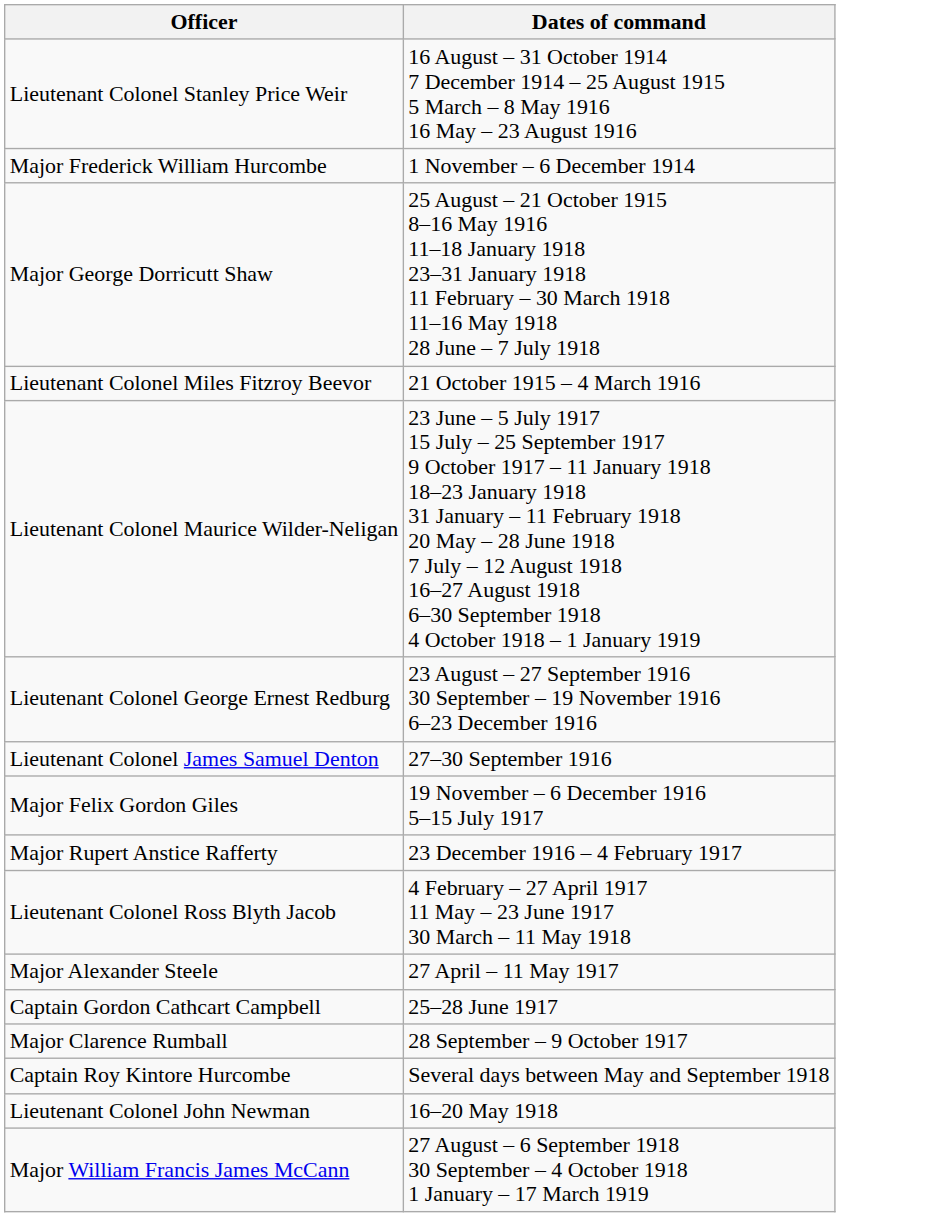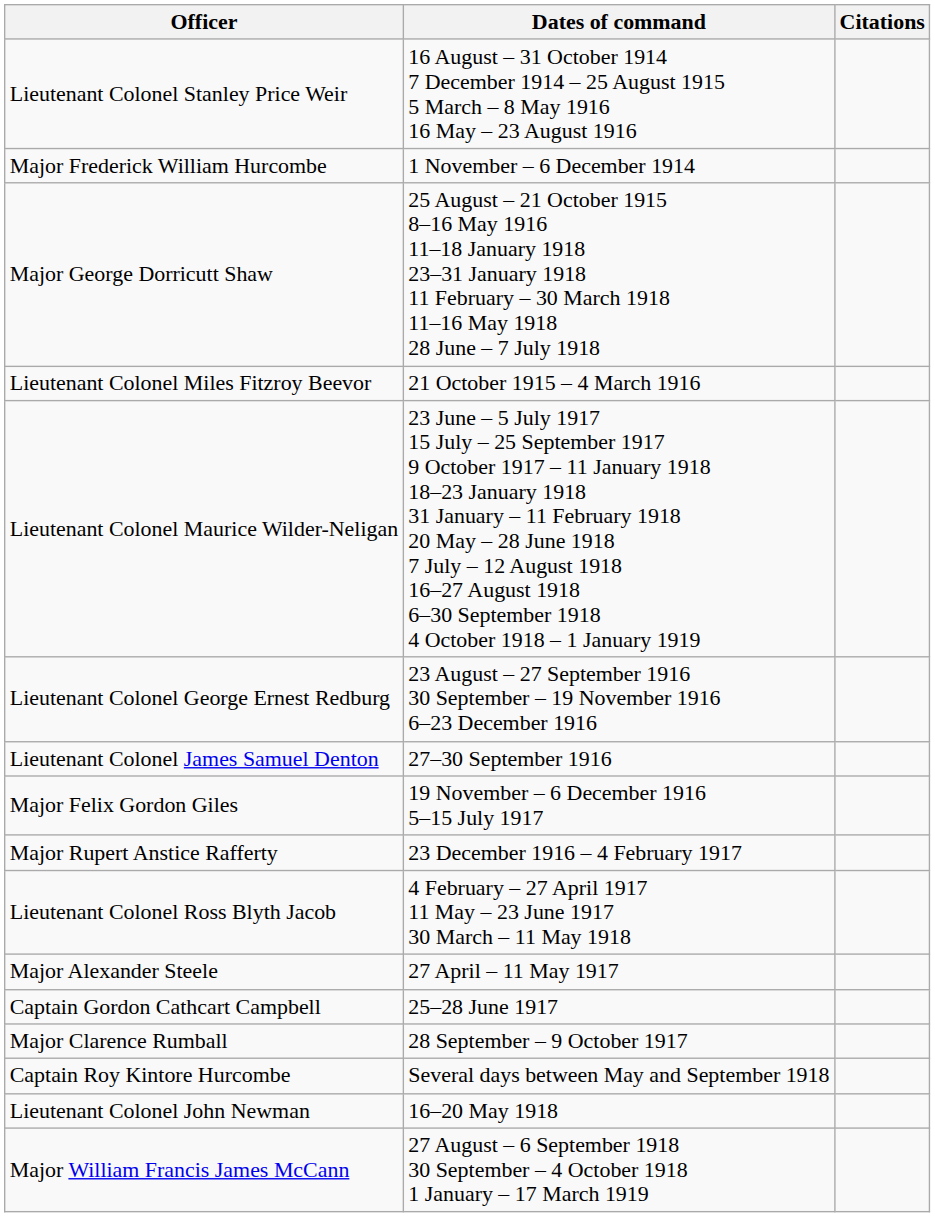+ column: (882, 21)
